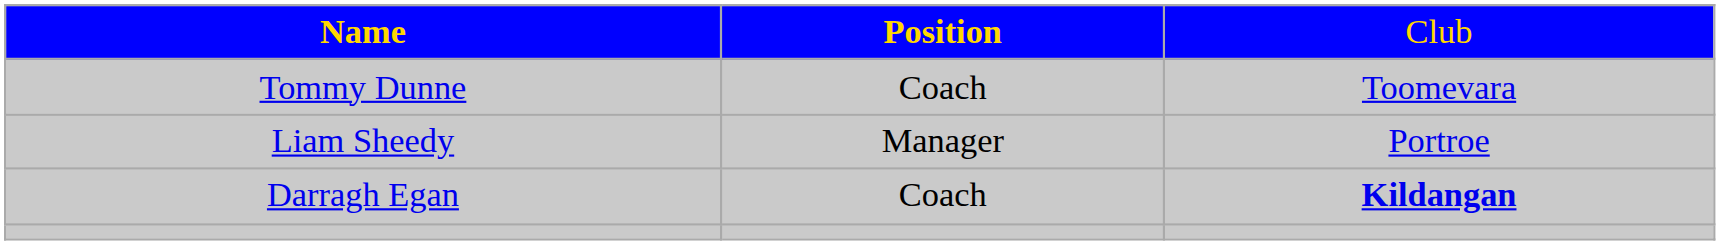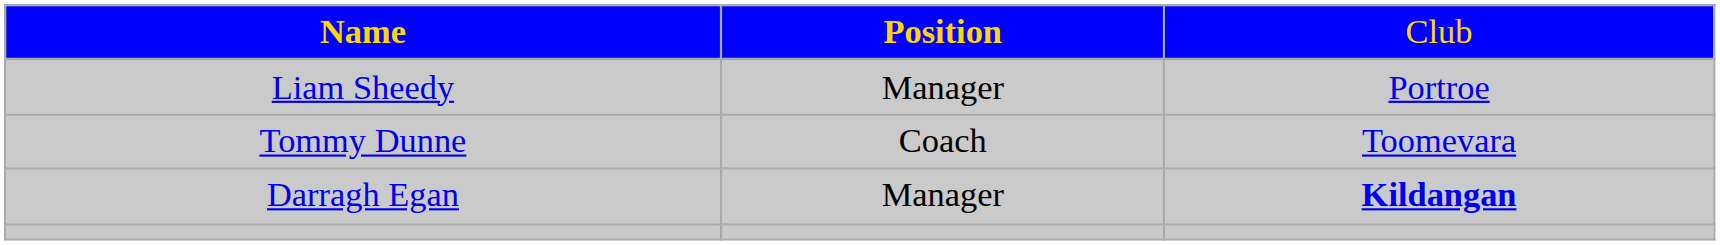rows swapped: (363, 140) <-> (363, 86)
(943, 195) Coach -> (943, 195) Manager
